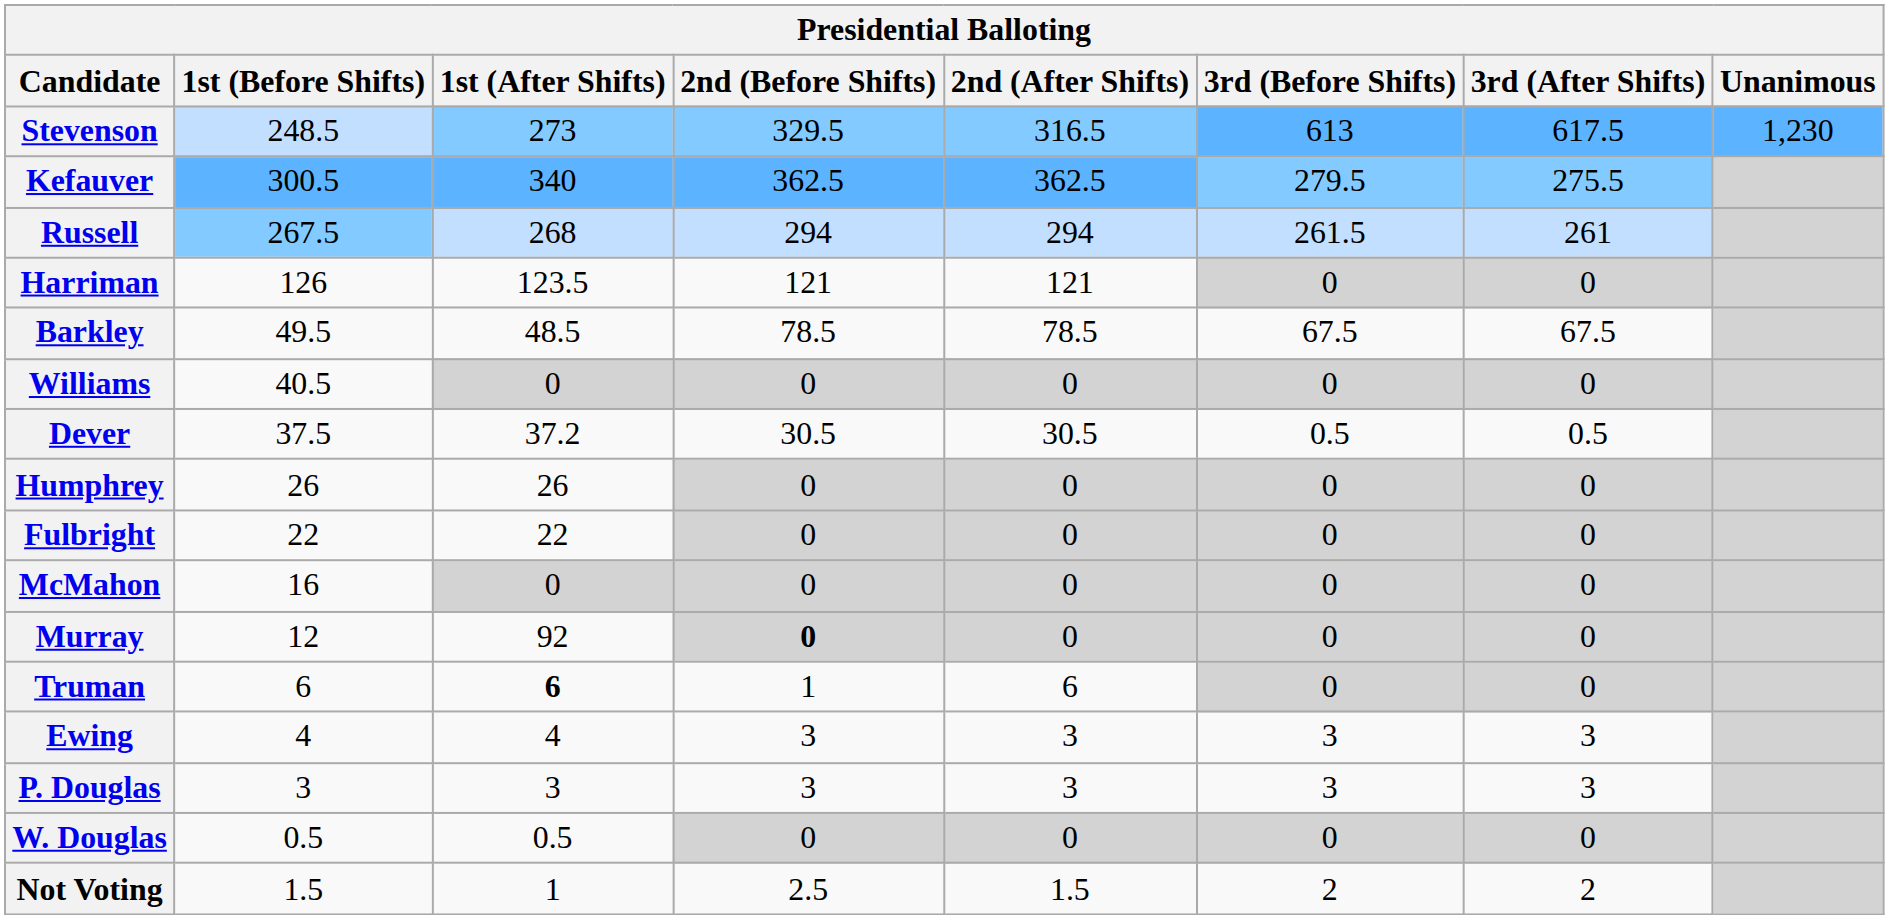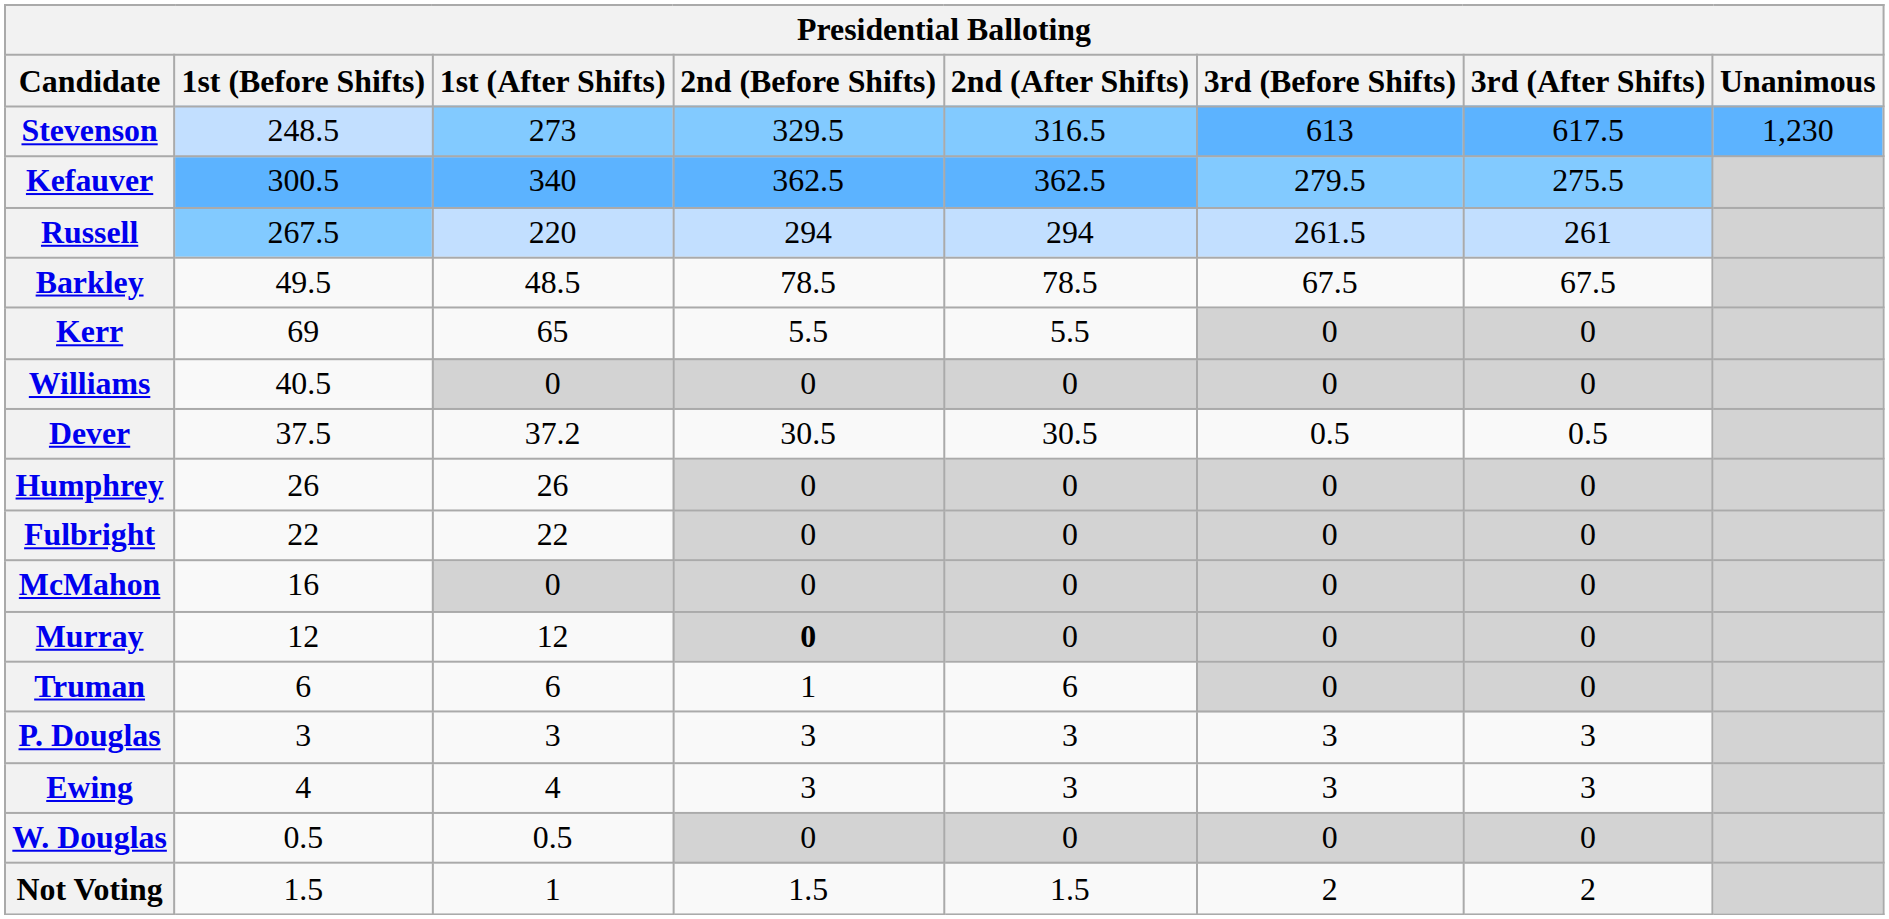(553, 231) 268 -> (553, 231) 220
- row: (90, 282)
+ row: (90, 332)
(553, 635) 92 -> (553, 635) 12
(553, 686) bold -> (553, 686) normal
rows swapped: (90, 736) <-> (90, 787)
(808, 888) 2.5 -> (808, 888) 1.5
